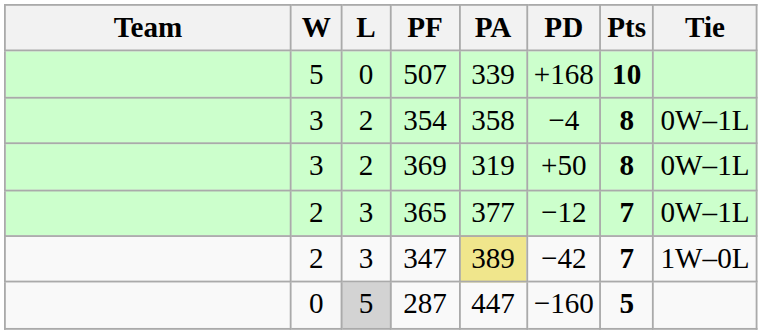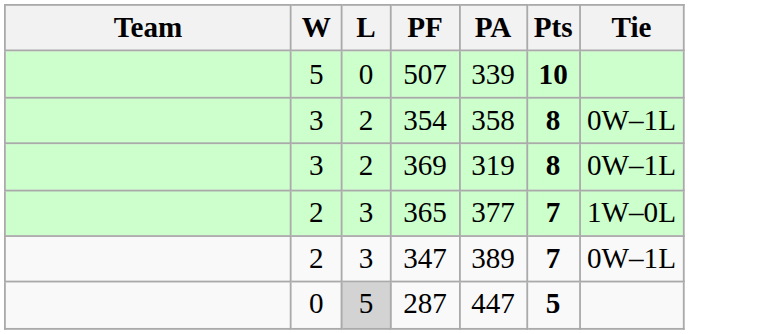- column: (564, 27)
(705, 212) 0W–1L -> (631, 212) 1W–0L
(493, 258) khaki background -> (493, 258) no background
(705, 258) 1W–0L -> (631, 258) 0W–1L
